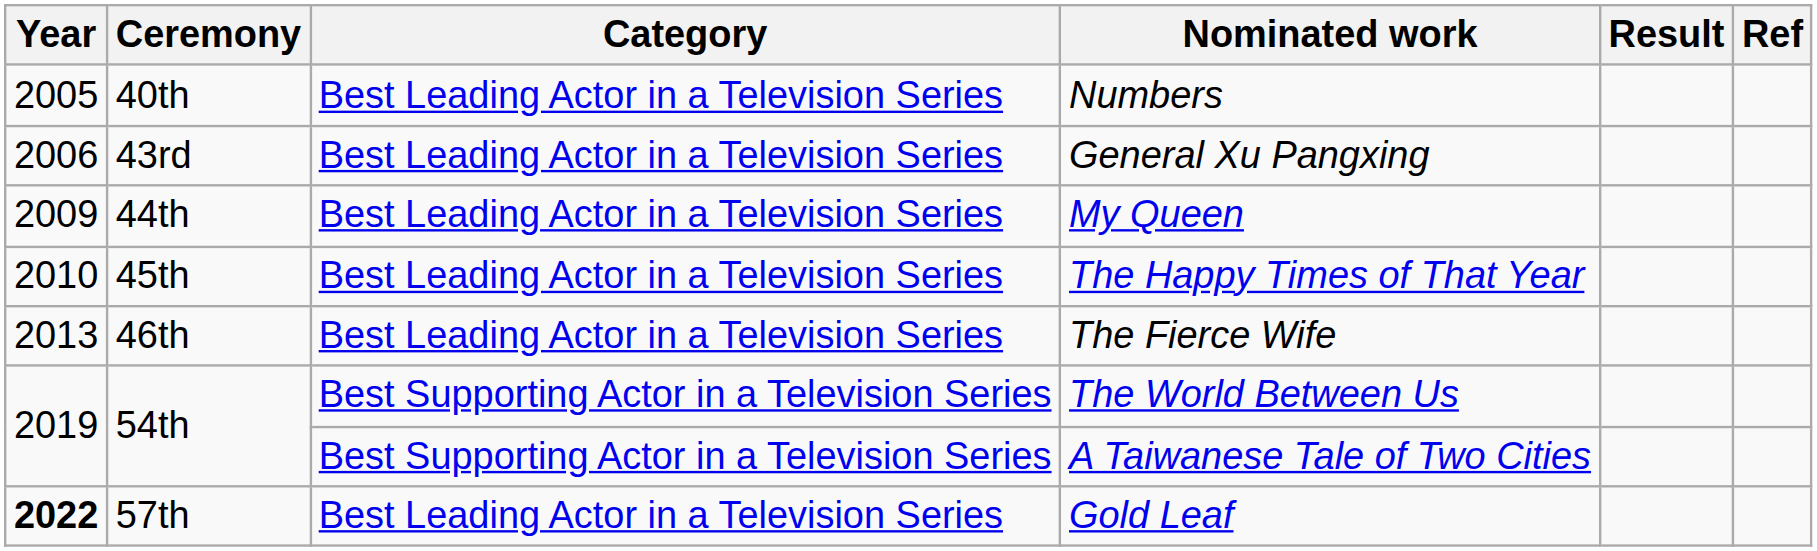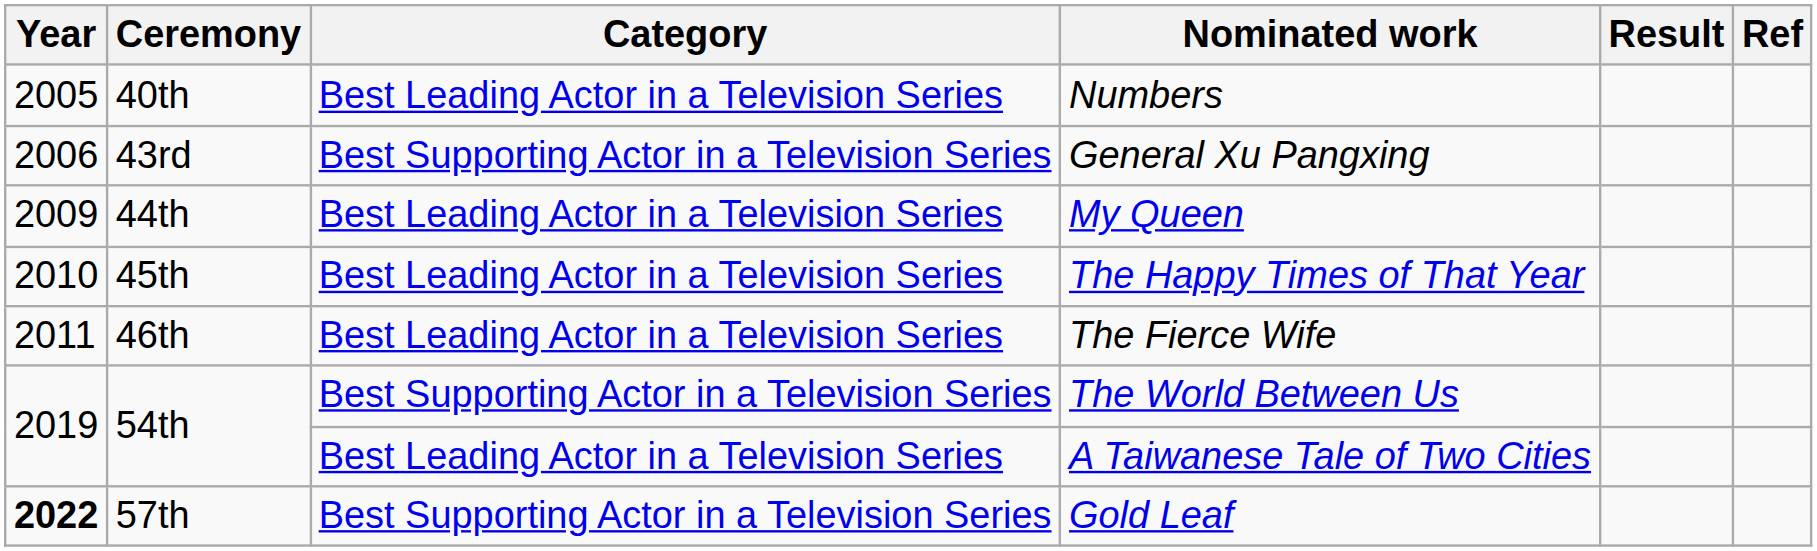(661, 154) Best Leading Actor in a Television Series -> (685, 154) Best Supporting Actor in a Television Series
(56, 335) 2013 -> (55, 335) 2011
(685, 455) Best Supporting Actor in a Television Series -> (661, 455) Best Leading Actor in a Television Series
(661, 515) Best Leading Actor in a Television Series -> (685, 515) Best Supporting Actor in a Television Series
